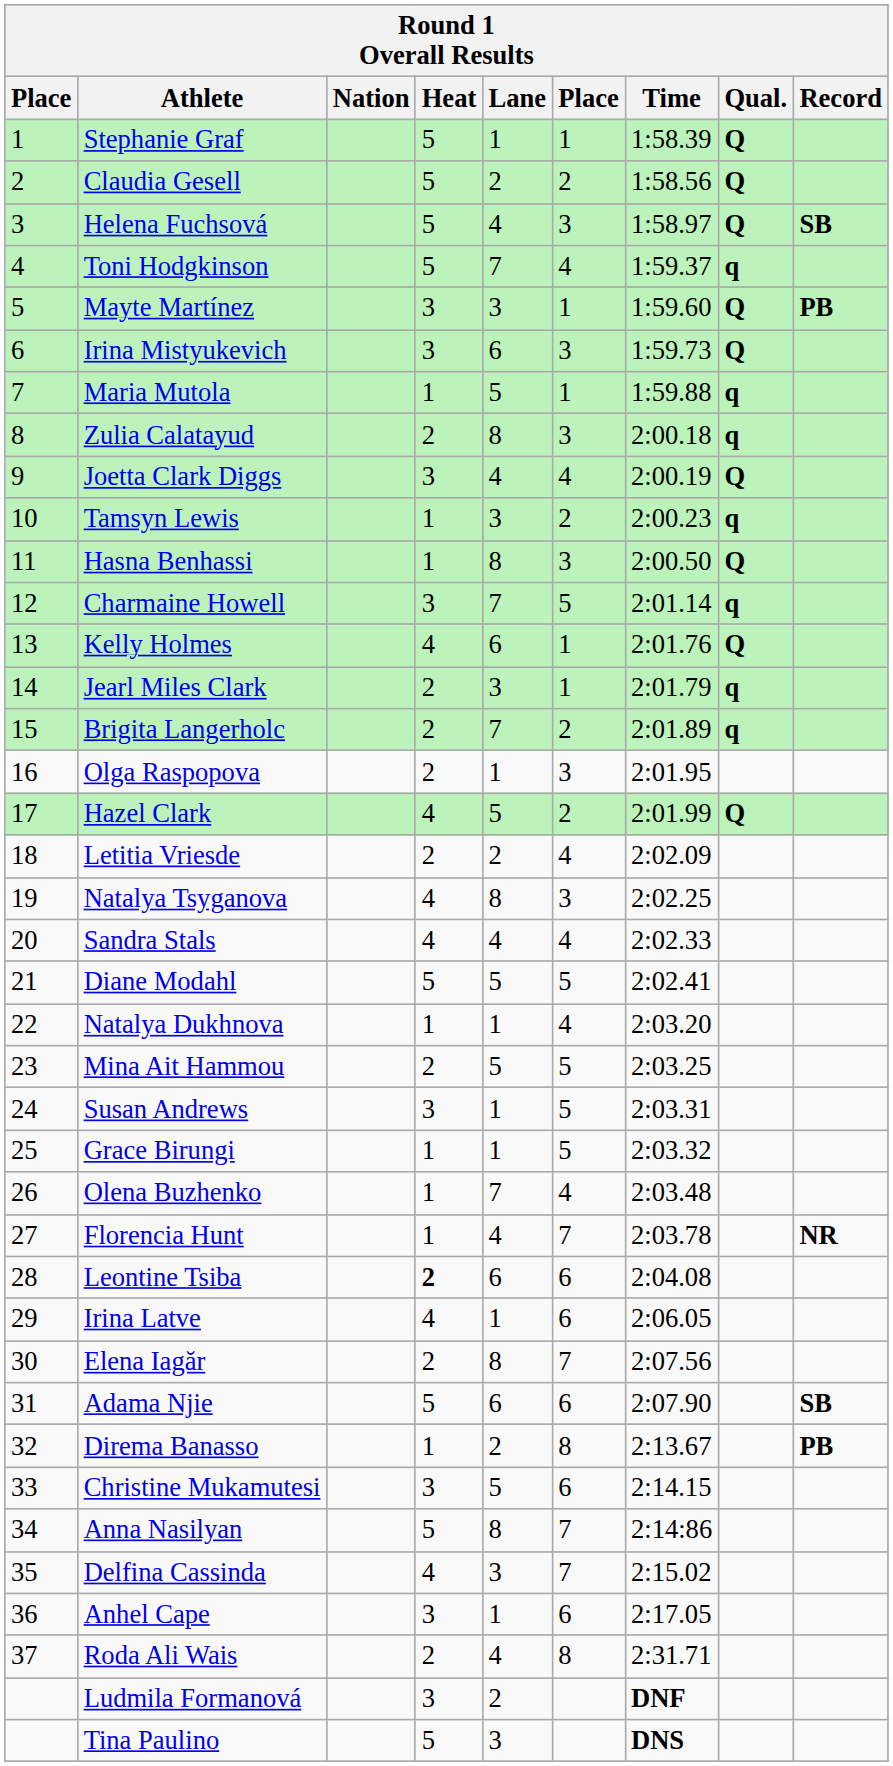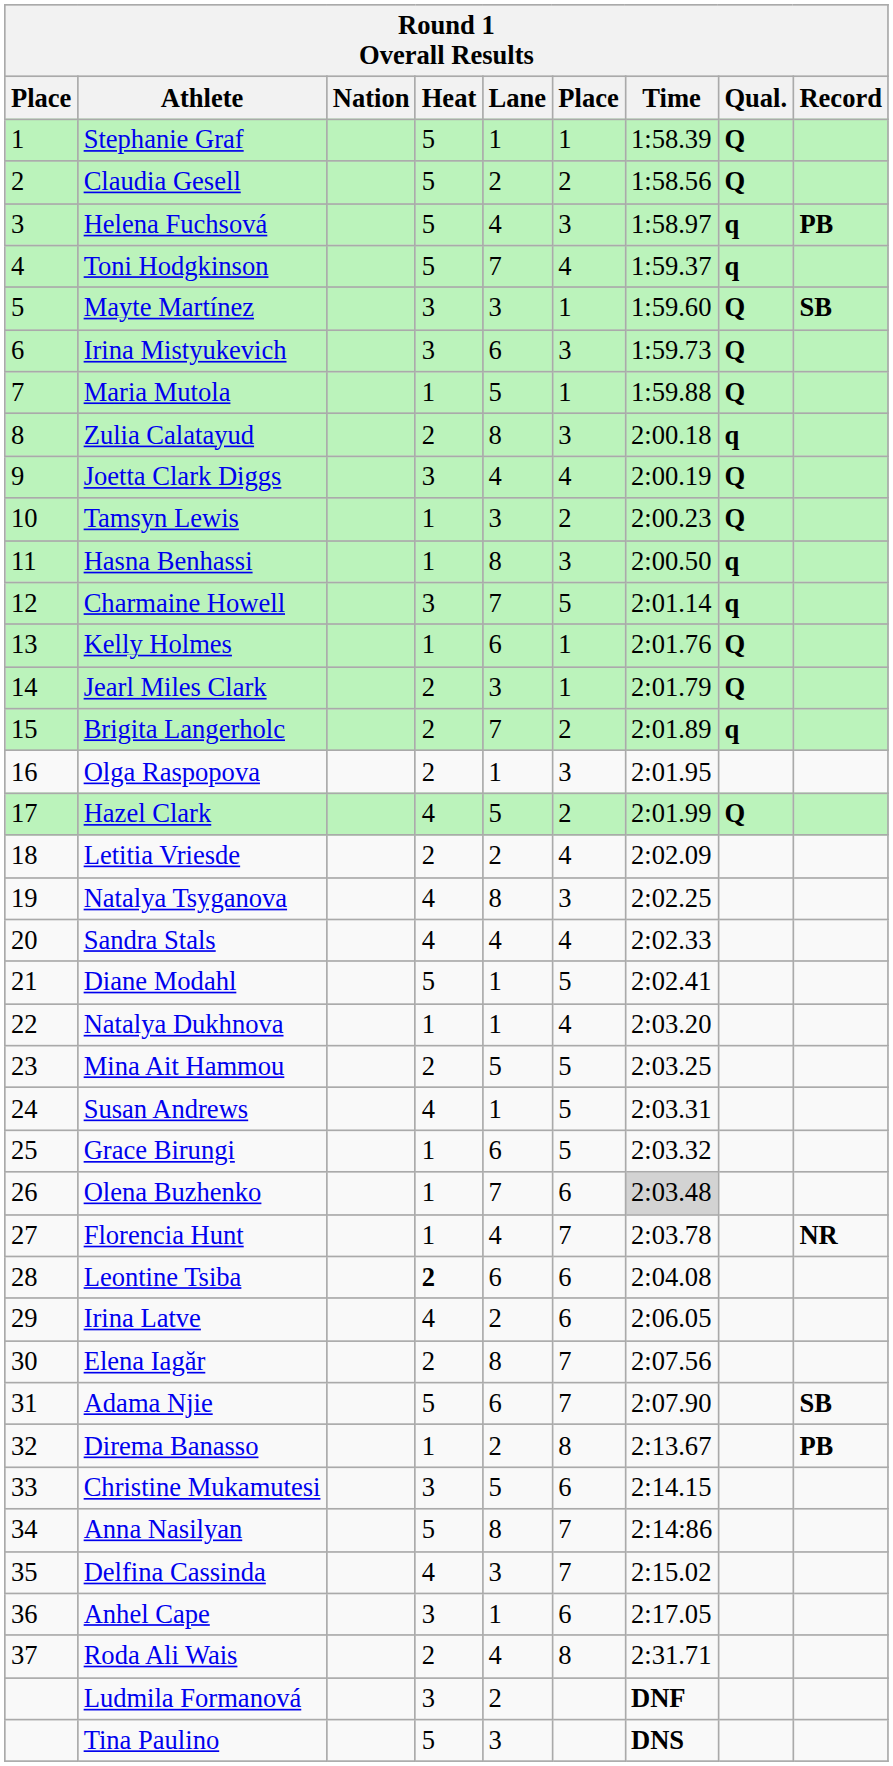(735, 223) Q -> (732, 223) q
(816, 223) SB -> (816, 223) PB
(816, 308) PB -> (816, 308) SB
(732, 392) q -> (735, 392) Q
(732, 518) q -> (735, 518) Q
(735, 560) Q -> (732, 560) q
(428, 645) 4 -> (428, 645) 1
(732, 687) q -> (735, 687) Q
(495, 982) 5 -> (495, 982) 1
(428, 1108) 3 -> (428, 1108) 4
(495, 1150) 1 -> (495, 1150) 6
(565, 1192) 4 -> (565, 1192) 6
(671, 1192) no background -> (671, 1192) lightgrey background
(495, 1319) 1 -> (495, 1319) 2
(565, 1403) 6 -> (565, 1403) 7
